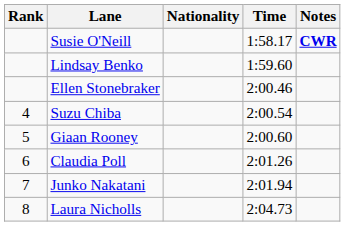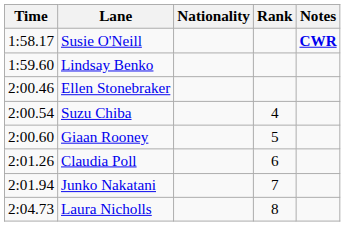columns swapped: (26, 16) <-> (269, 16)
